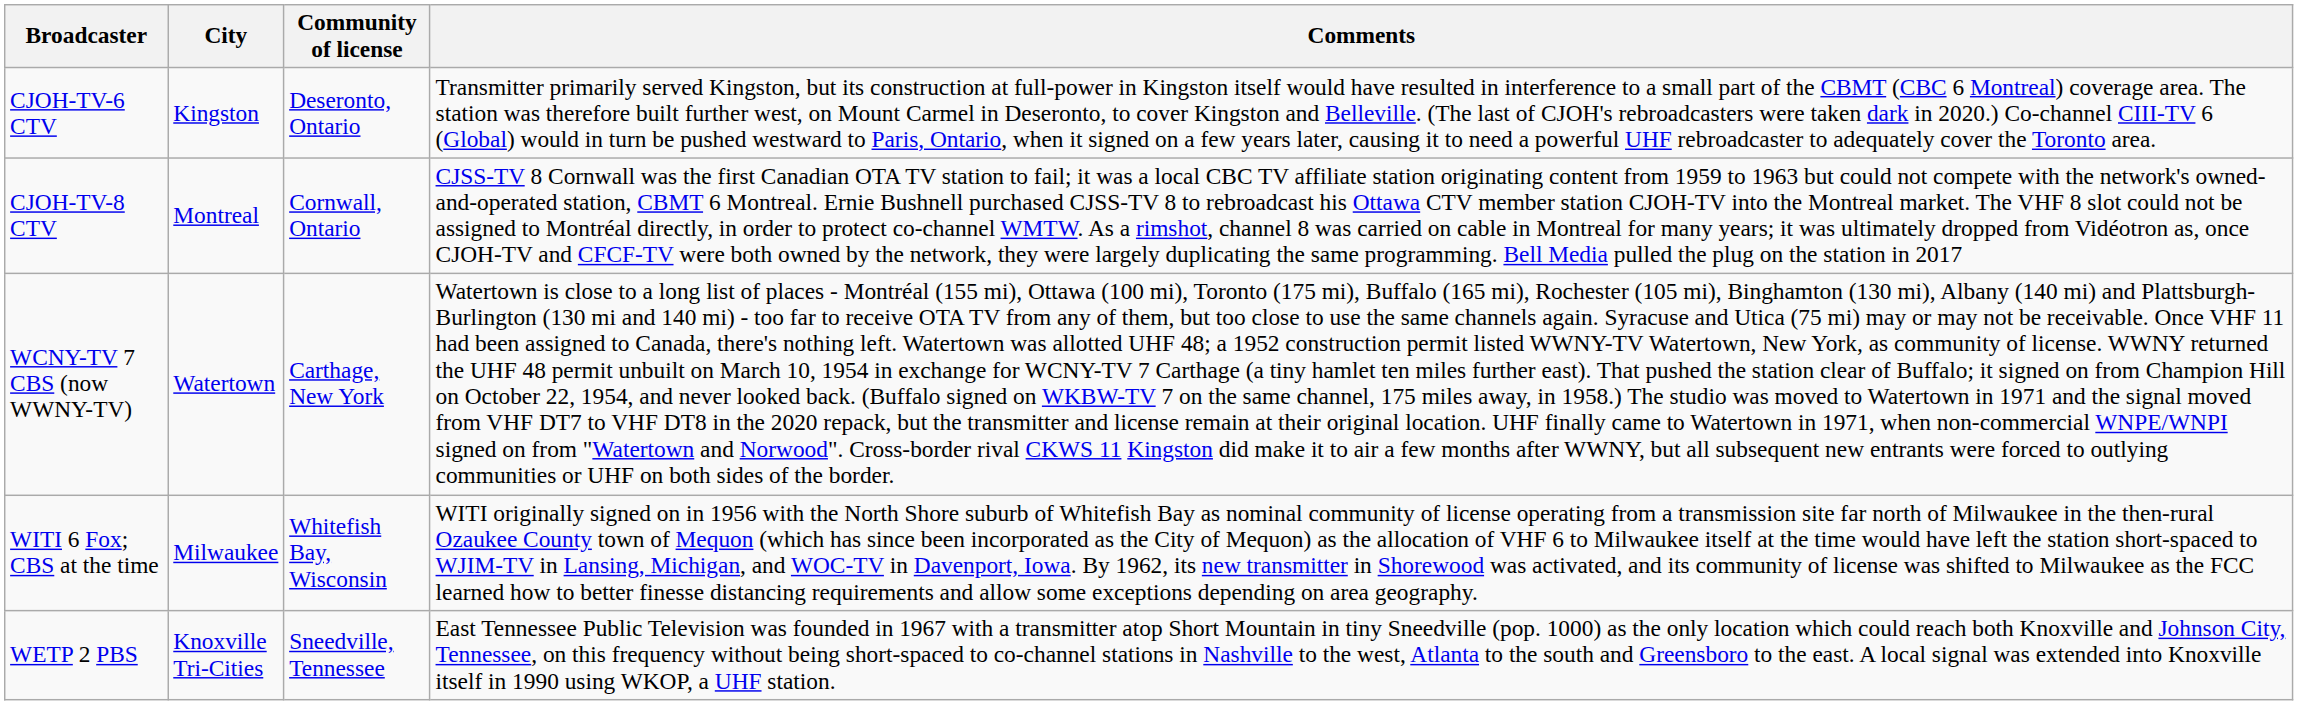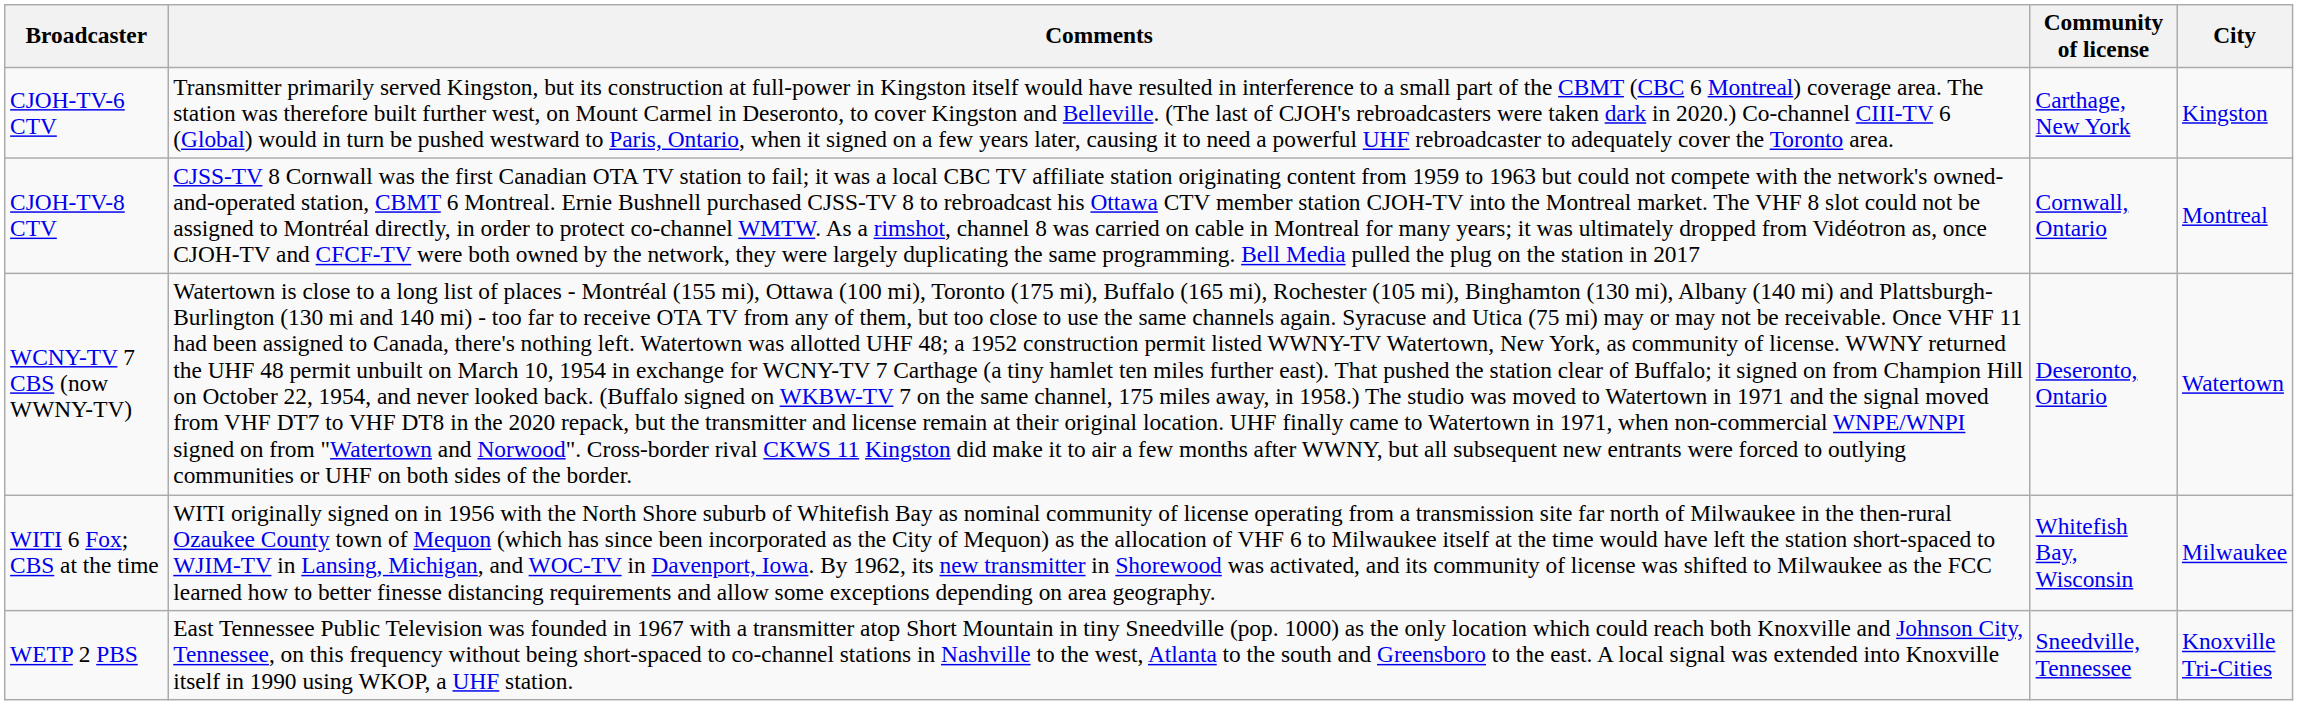columns swapped: (226, 36) <-> (1361, 36)
(340, 112) Deseronto, Ontario -> (2083, 112) Carthage, New York
(337, 383) Carthage, New York -> (2087, 383) Deseronto, Ontario
